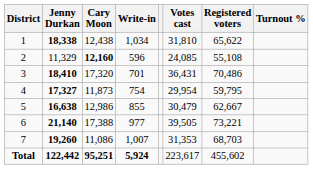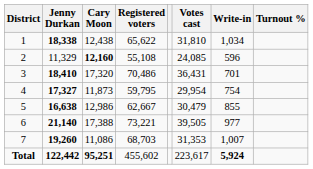columns swapped: (137, 18) <-> (228, 18)
